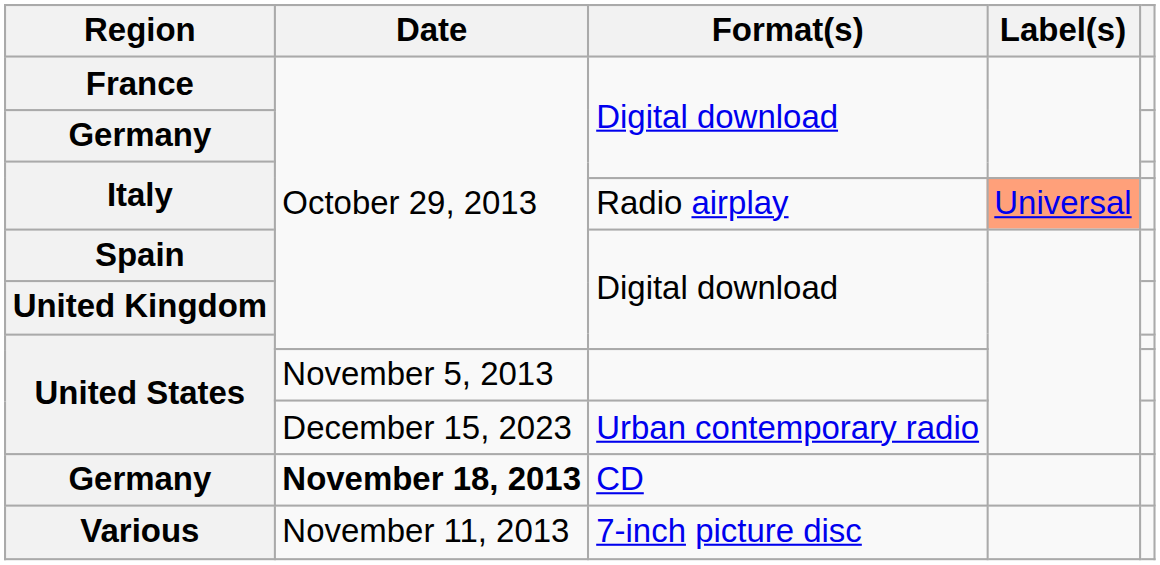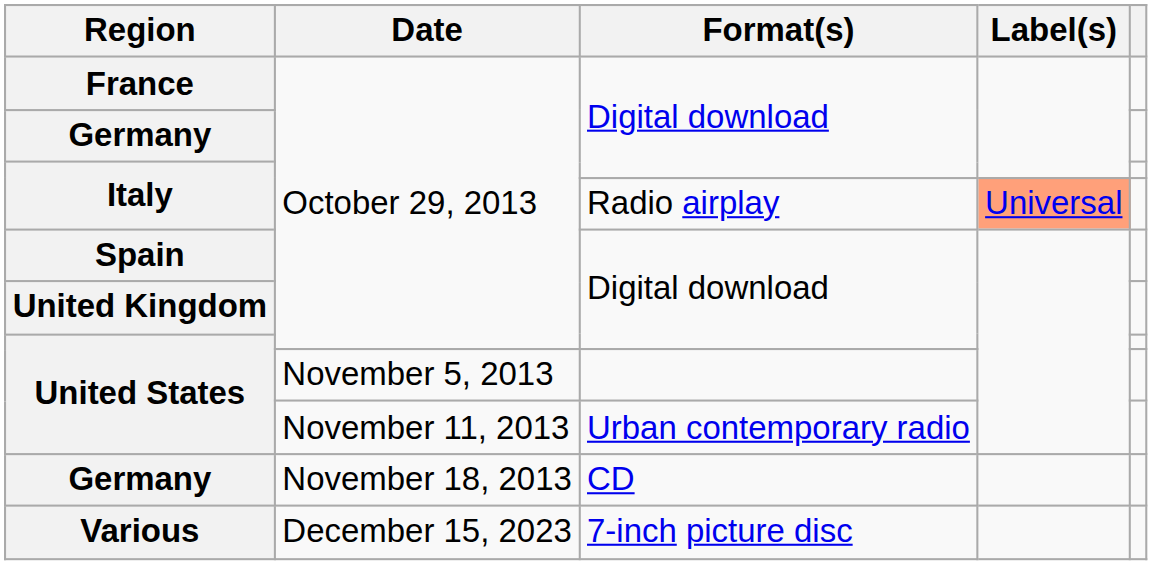(427, 426) December 15, 2023 -> (426, 426) November 11, 2013
(432, 479) bold -> (427, 479) normal
(426, 531) November 11, 2013 -> (427, 531) December 15, 2023
